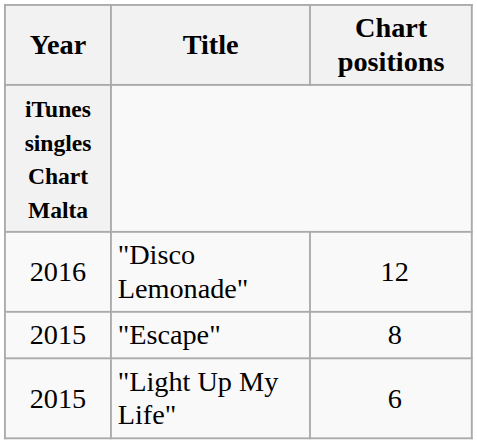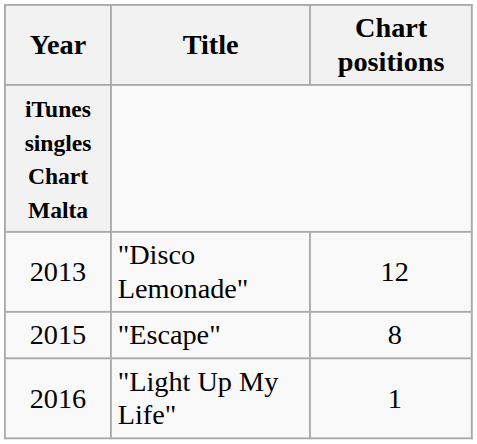(58, 271) 2016 -> (58, 271) 2013
(58, 398) 2015 -> (58, 398) 2016
(391, 398) 6 -> (391, 398) 1
